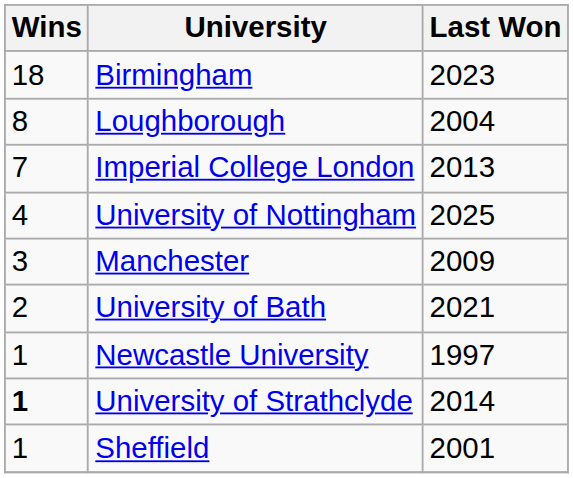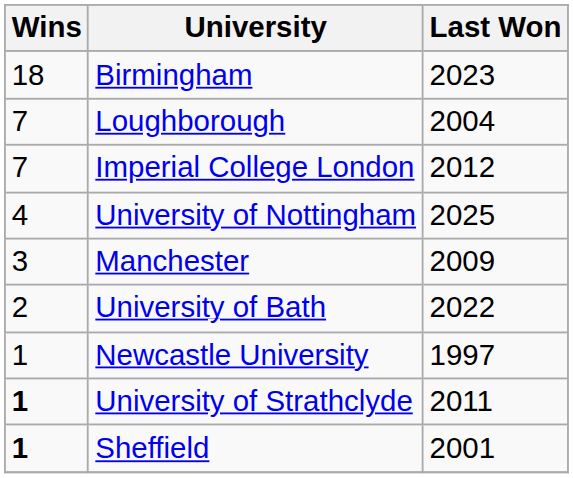(20, 121) 8 -> (20, 121) 7
(462, 167) 2013 -> (462, 167) 2012
(462, 307) 2021 -> (462, 307) 2022
(462, 401) 2014 -> (461, 401) 2011
(20, 448) normal -> (20, 448) bold
